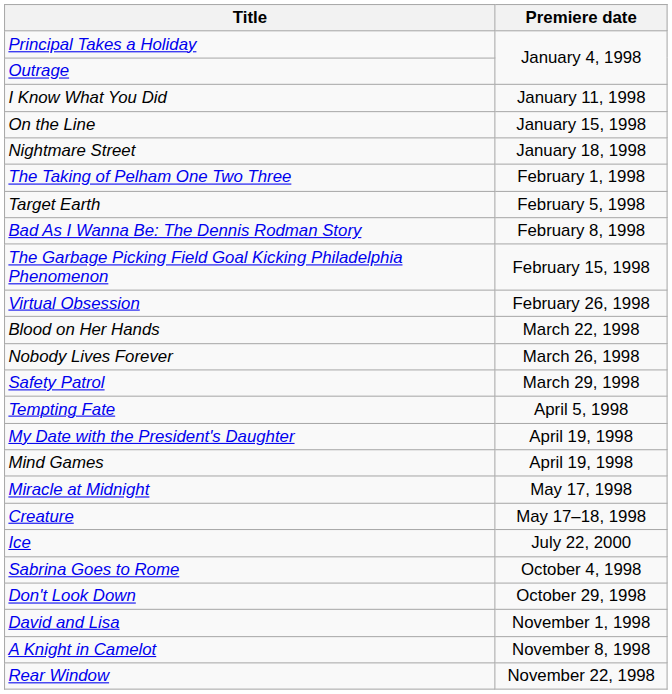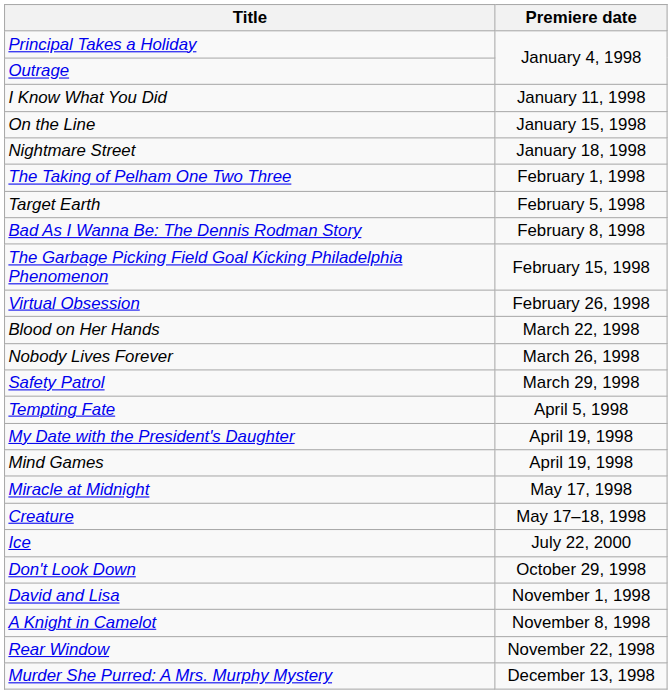- row: (94, 569)
+ row: (170, 676)
